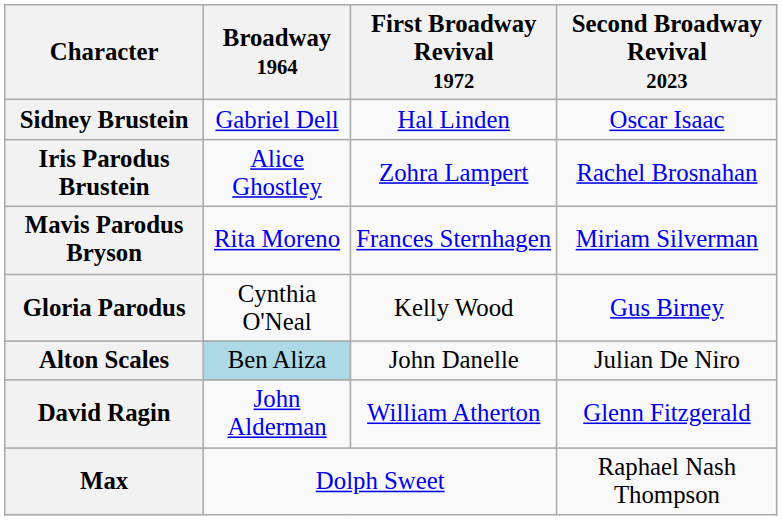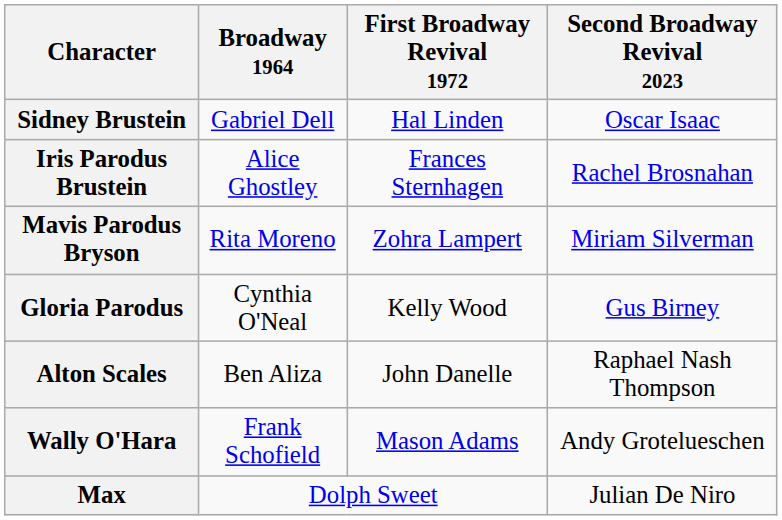(454, 172) Zohra Lampert -> (447, 172) Frances Sternhagen
(454, 239) Frances Sternhagen -> (447, 239) Zohra Lampert
(277, 360) lightblue background -> (273, 374) no background
(667, 360) Julian De Niro -> (662, 374) Raphael Nash Thompson
- row: (104, 413)
+ row: (102, 441)
(667, 480) Raphael Nash Thompson -> (662, 494) Julian De Niro
